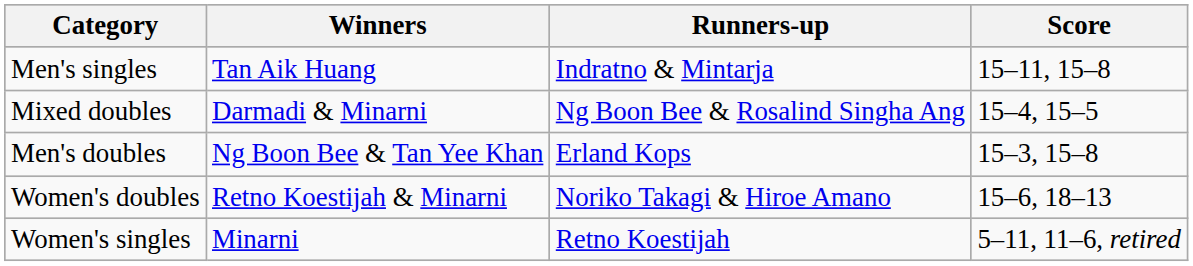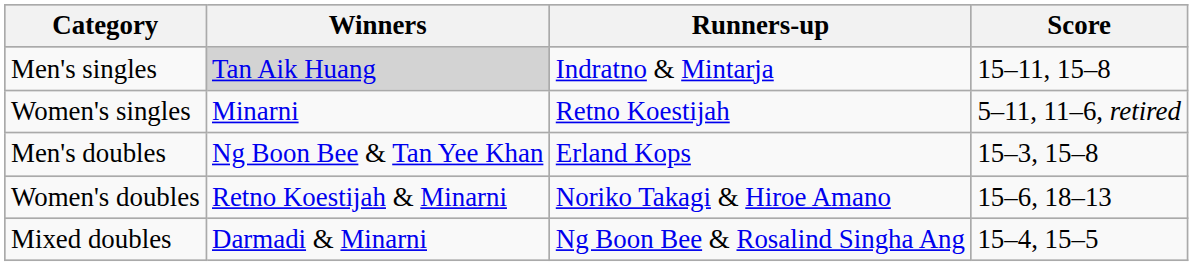(294, 68) no background -> (294, 68) lightgrey background
rows swapped: (101, 238) <-> (91, 111)
